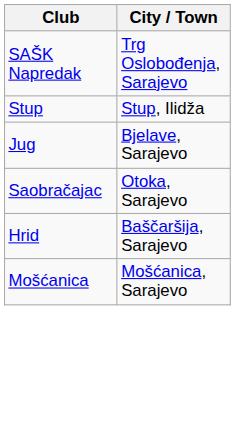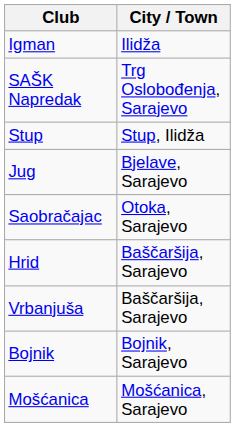+ row: (32, 44)
+ row: (46, 308)
+ row: (31, 353)
